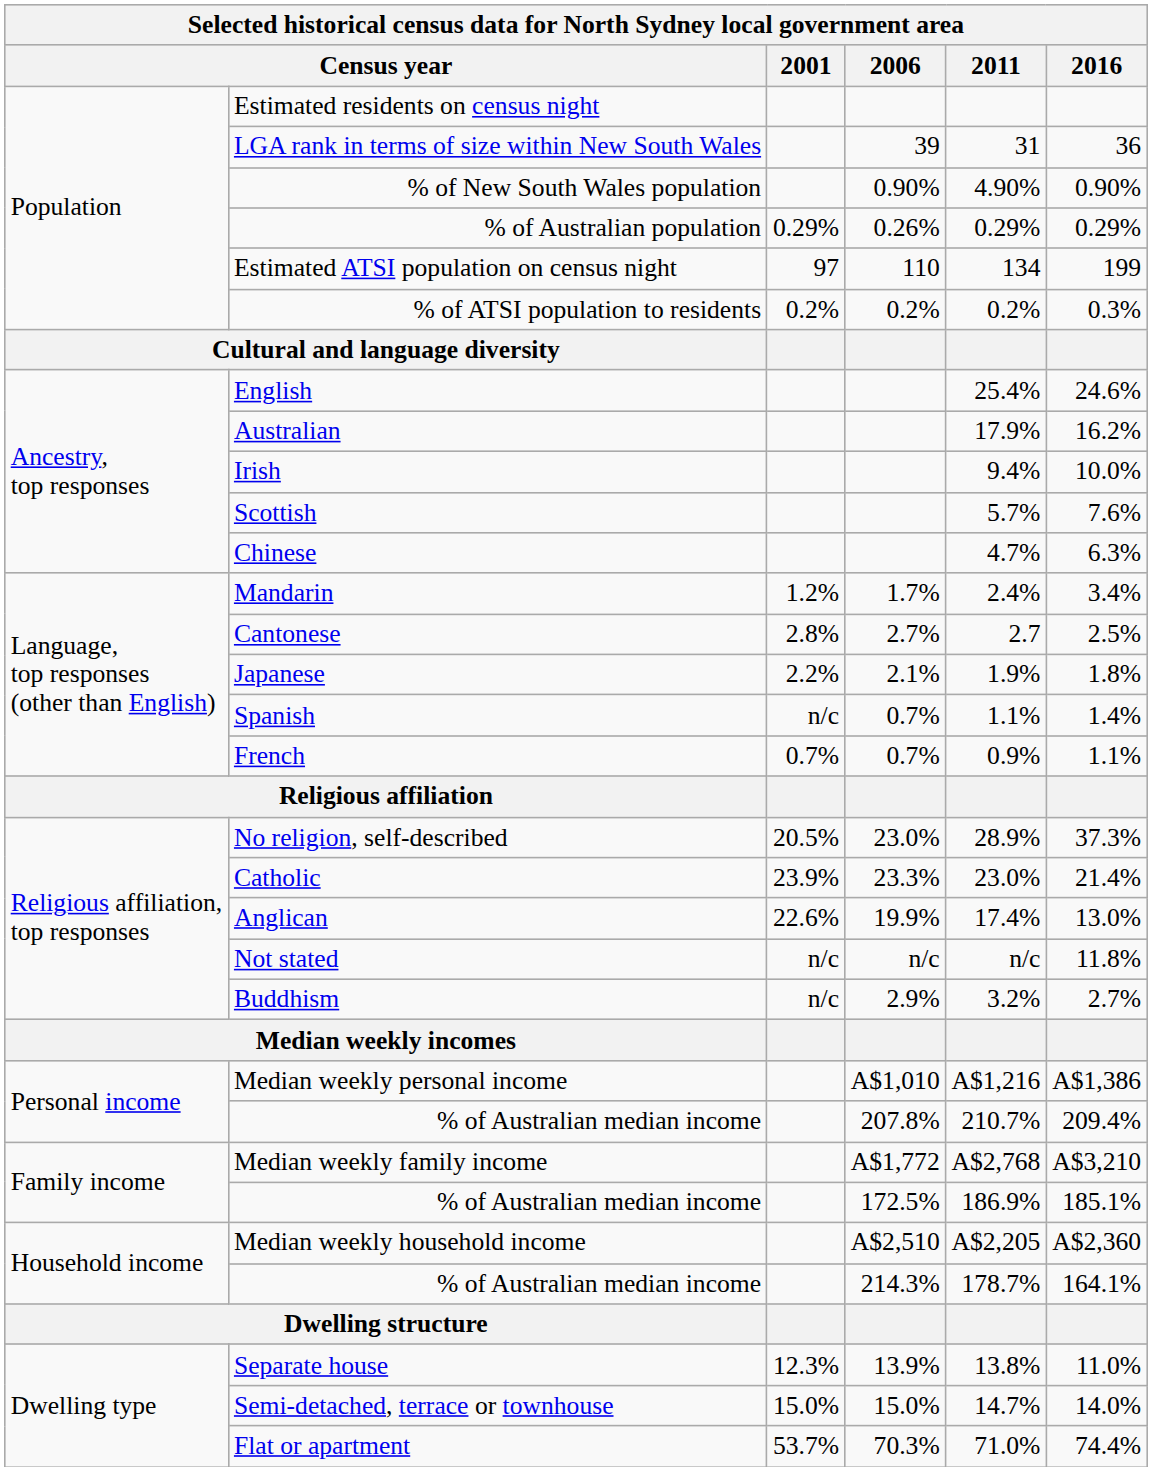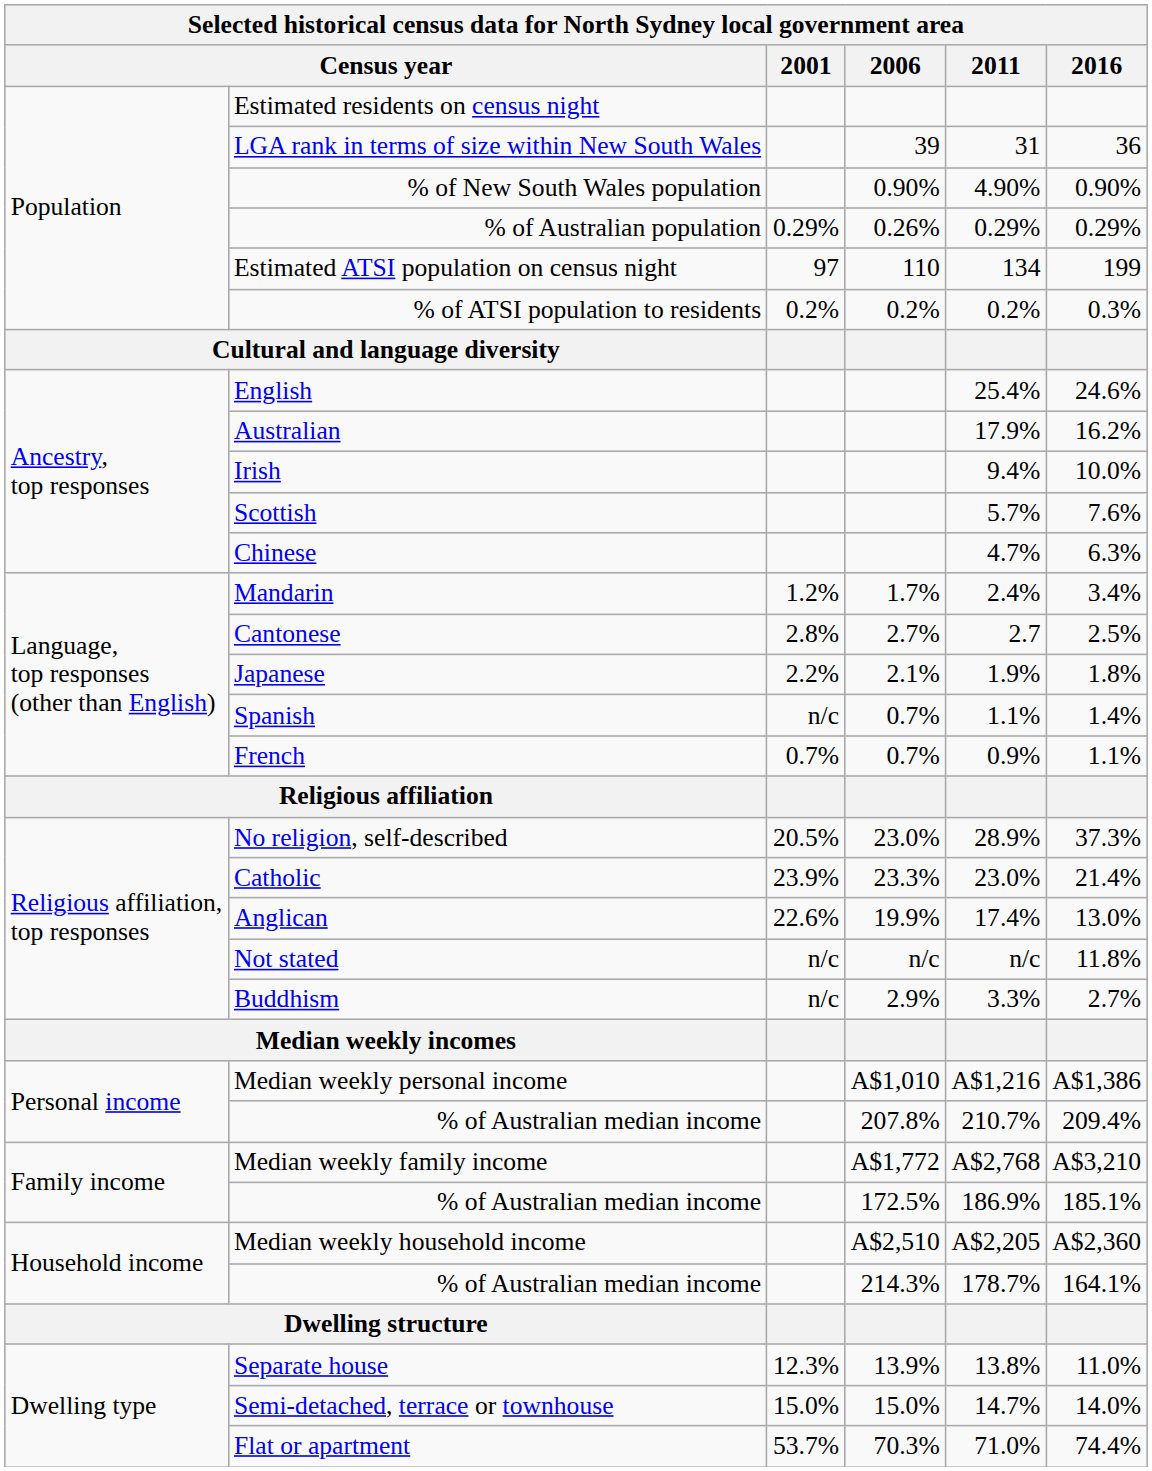(1011, 999) 3.2% -> (1011, 999) 3.3%
